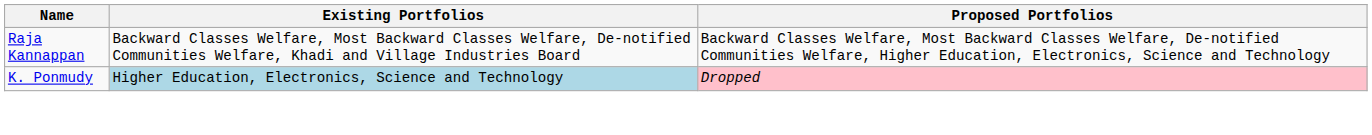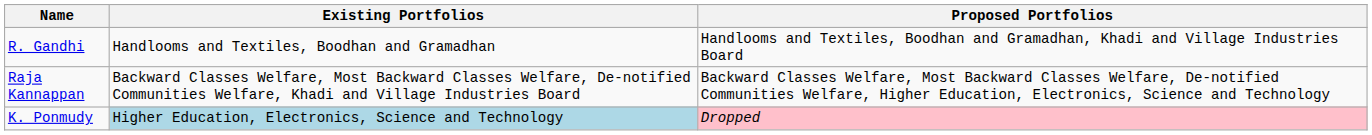+ row: (46, 47)
